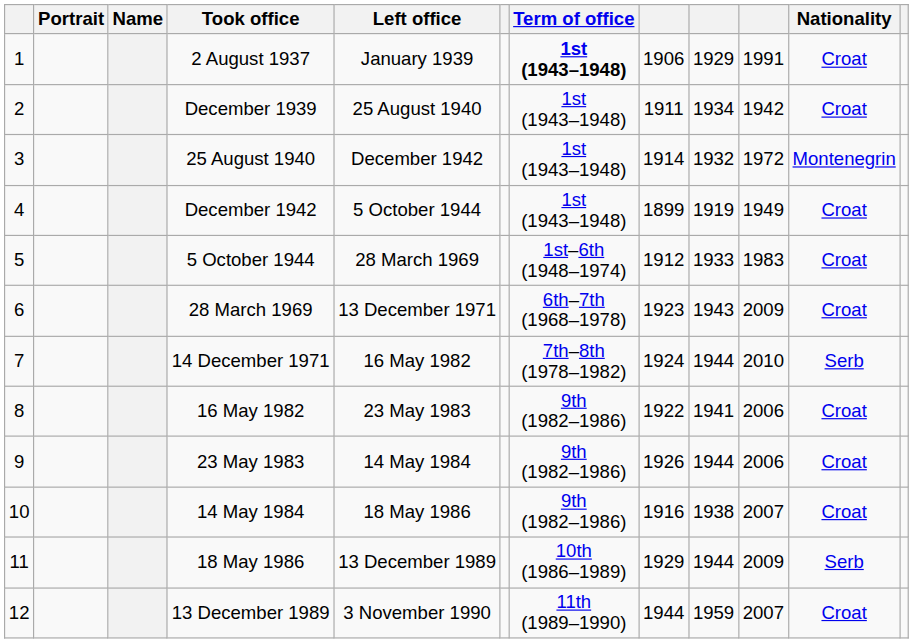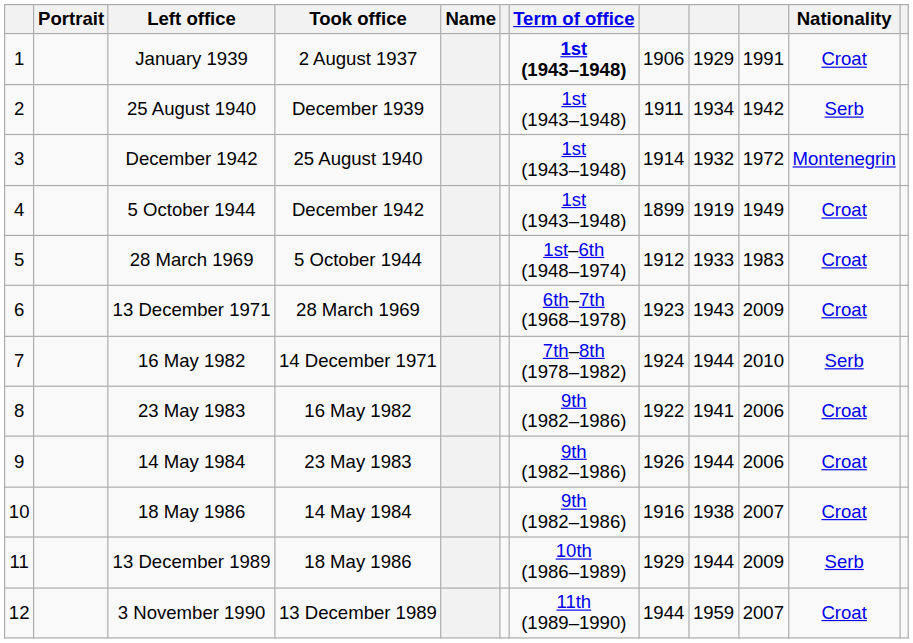columns swapped: (138, 19) <-> (417, 19)
(844, 109) Croat -> (844, 109) Serb
